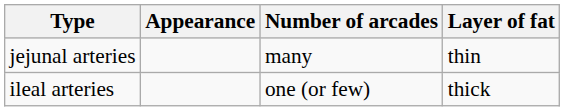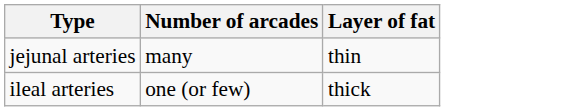- column: (200, 21)
